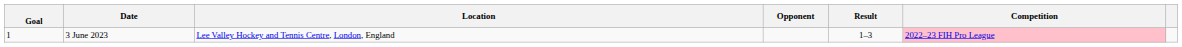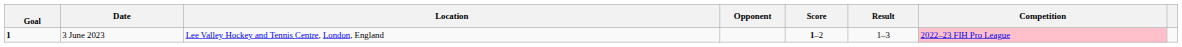+ column: (817, 16)
(9, 35) normal -> (9, 35) bold
